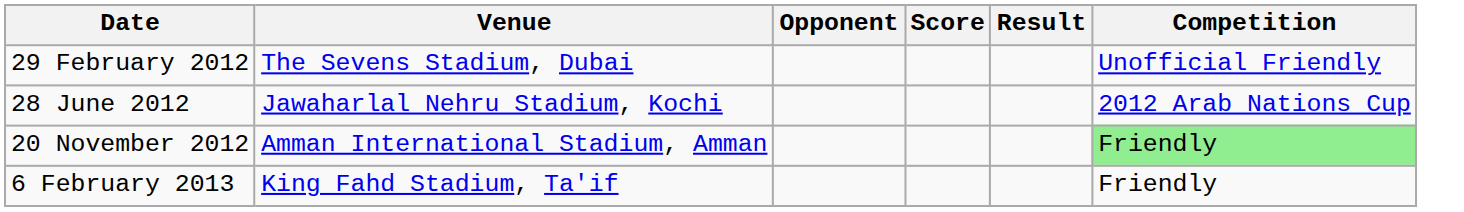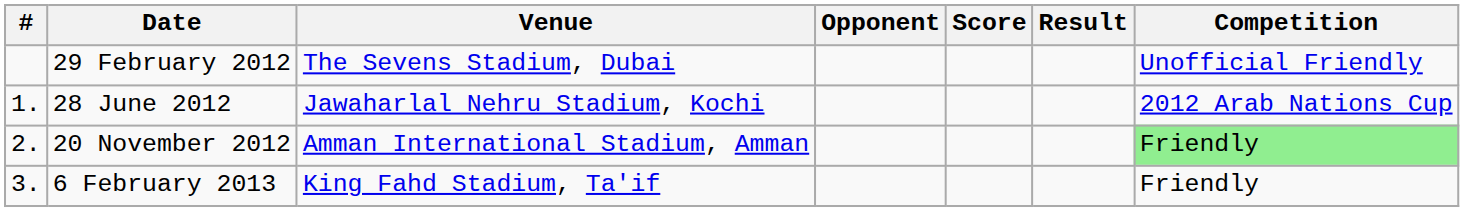+ column: (26, 25)
